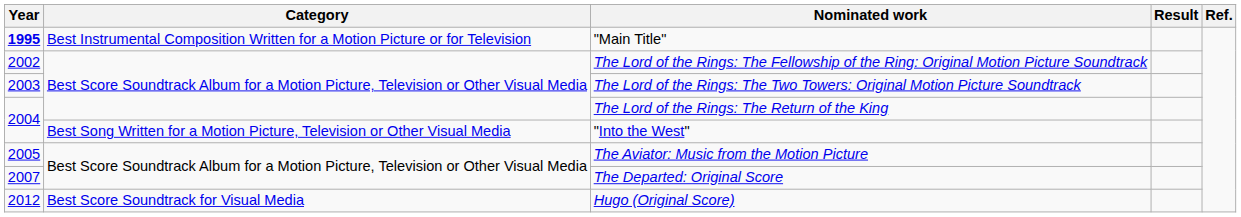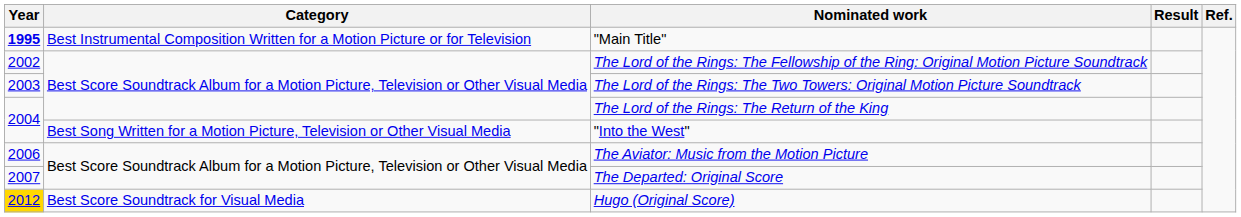(24, 154) 2005 -> (24, 154) 2006
(24, 200) no background -> (24, 200) gold background
